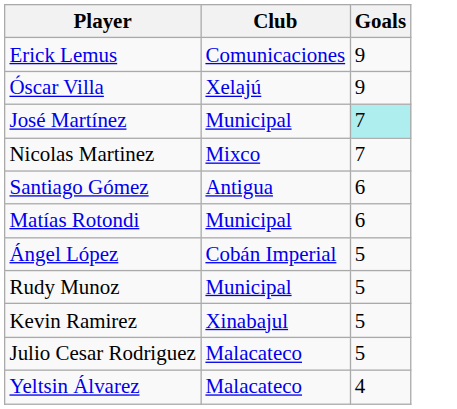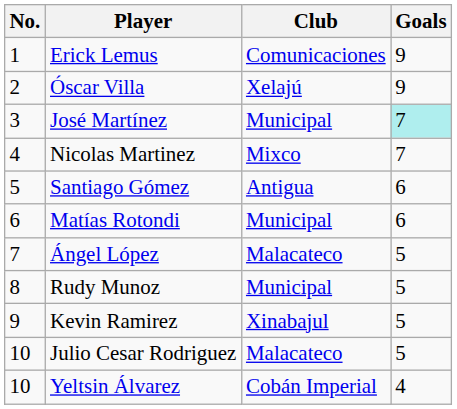+ column: (25, 21)
(271, 253) Cobán Imperial -> (294, 253) Malacateco
(254, 386) Malacateco -> (311, 386) Cobán Imperial
